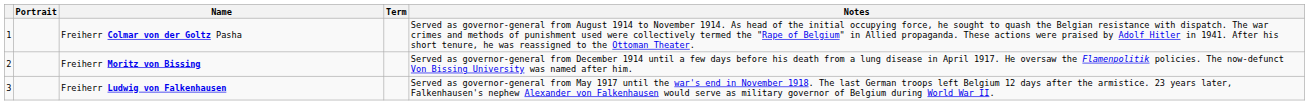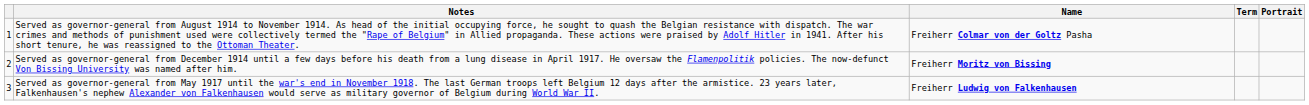columns swapped: (36, 11) <-> (857, 11)
